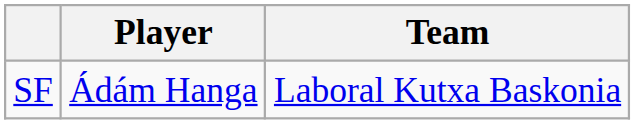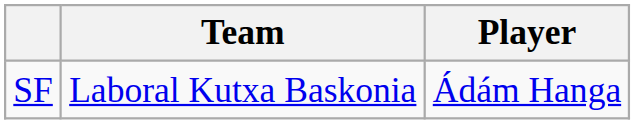columns swapped: (163, 32) <-> (448, 32)
